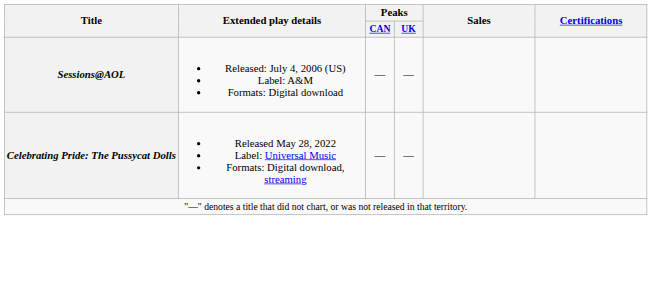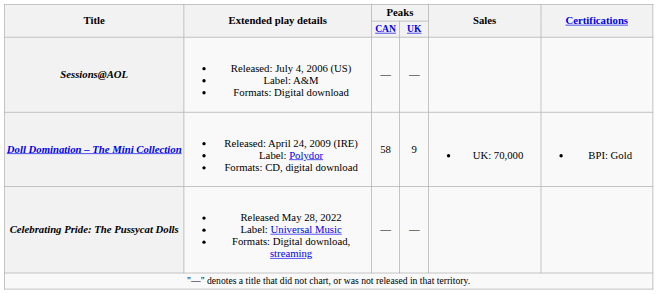+ row: (94, 149)
